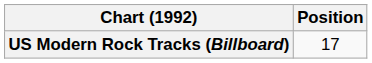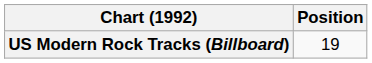(330, 44) 17 -> (330, 44) 19
